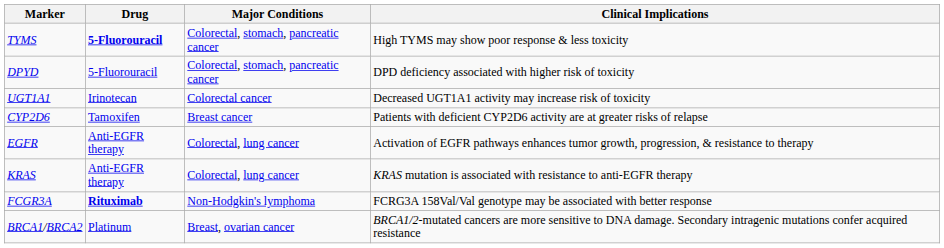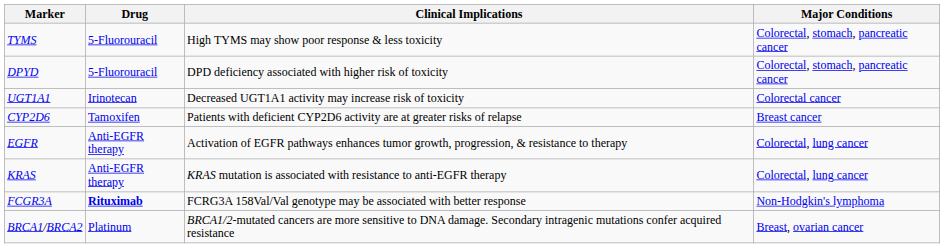columns swapped: (277, 14) <-> (655, 14)
(125, 39) bold -> (123, 39) normal
